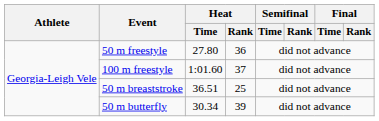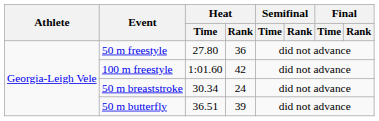(240, 69) 37 -> (240, 69) 42
(205, 88) 36.51 -> (205, 88) 30.34
(240, 88) 25 -> (240, 88) 24
(205, 107) 30.34 -> (205, 107) 36.51
